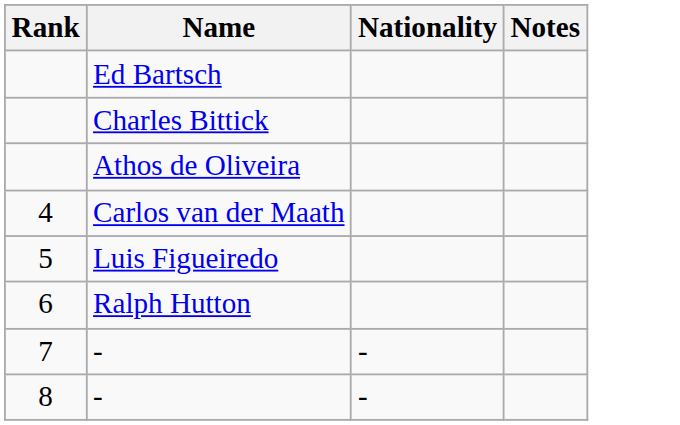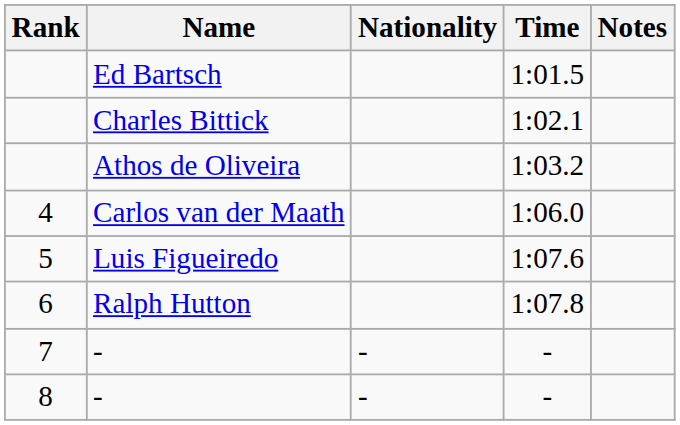+ column: (547, 27)
